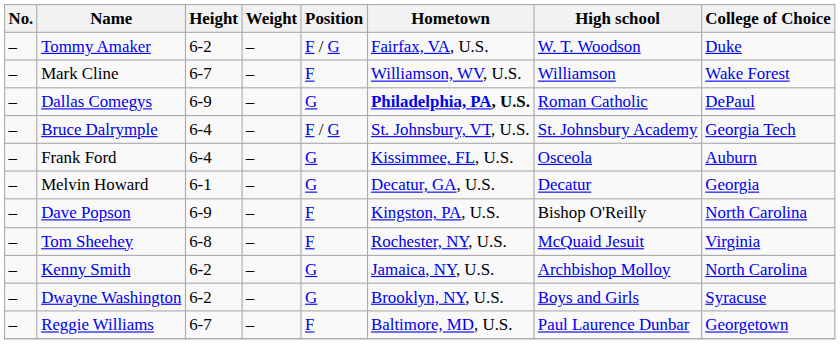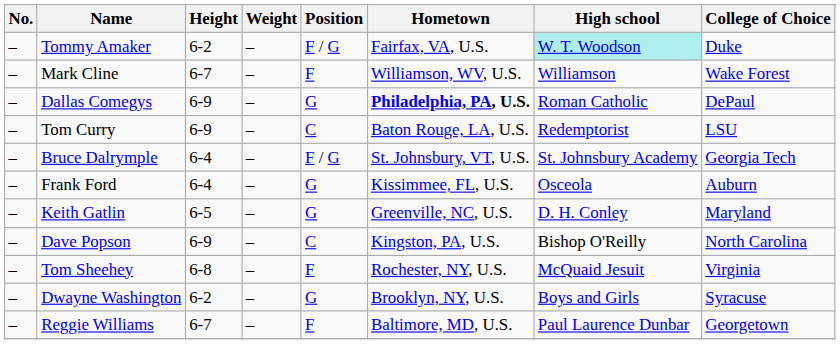(589, 46) no background -> (589, 46) paleturquoise background
+ row: (78, 129)
+ row: (83, 213)
- row: (95, 185)
(310, 213) F -> (311, 241) C
- row: (86, 268)
